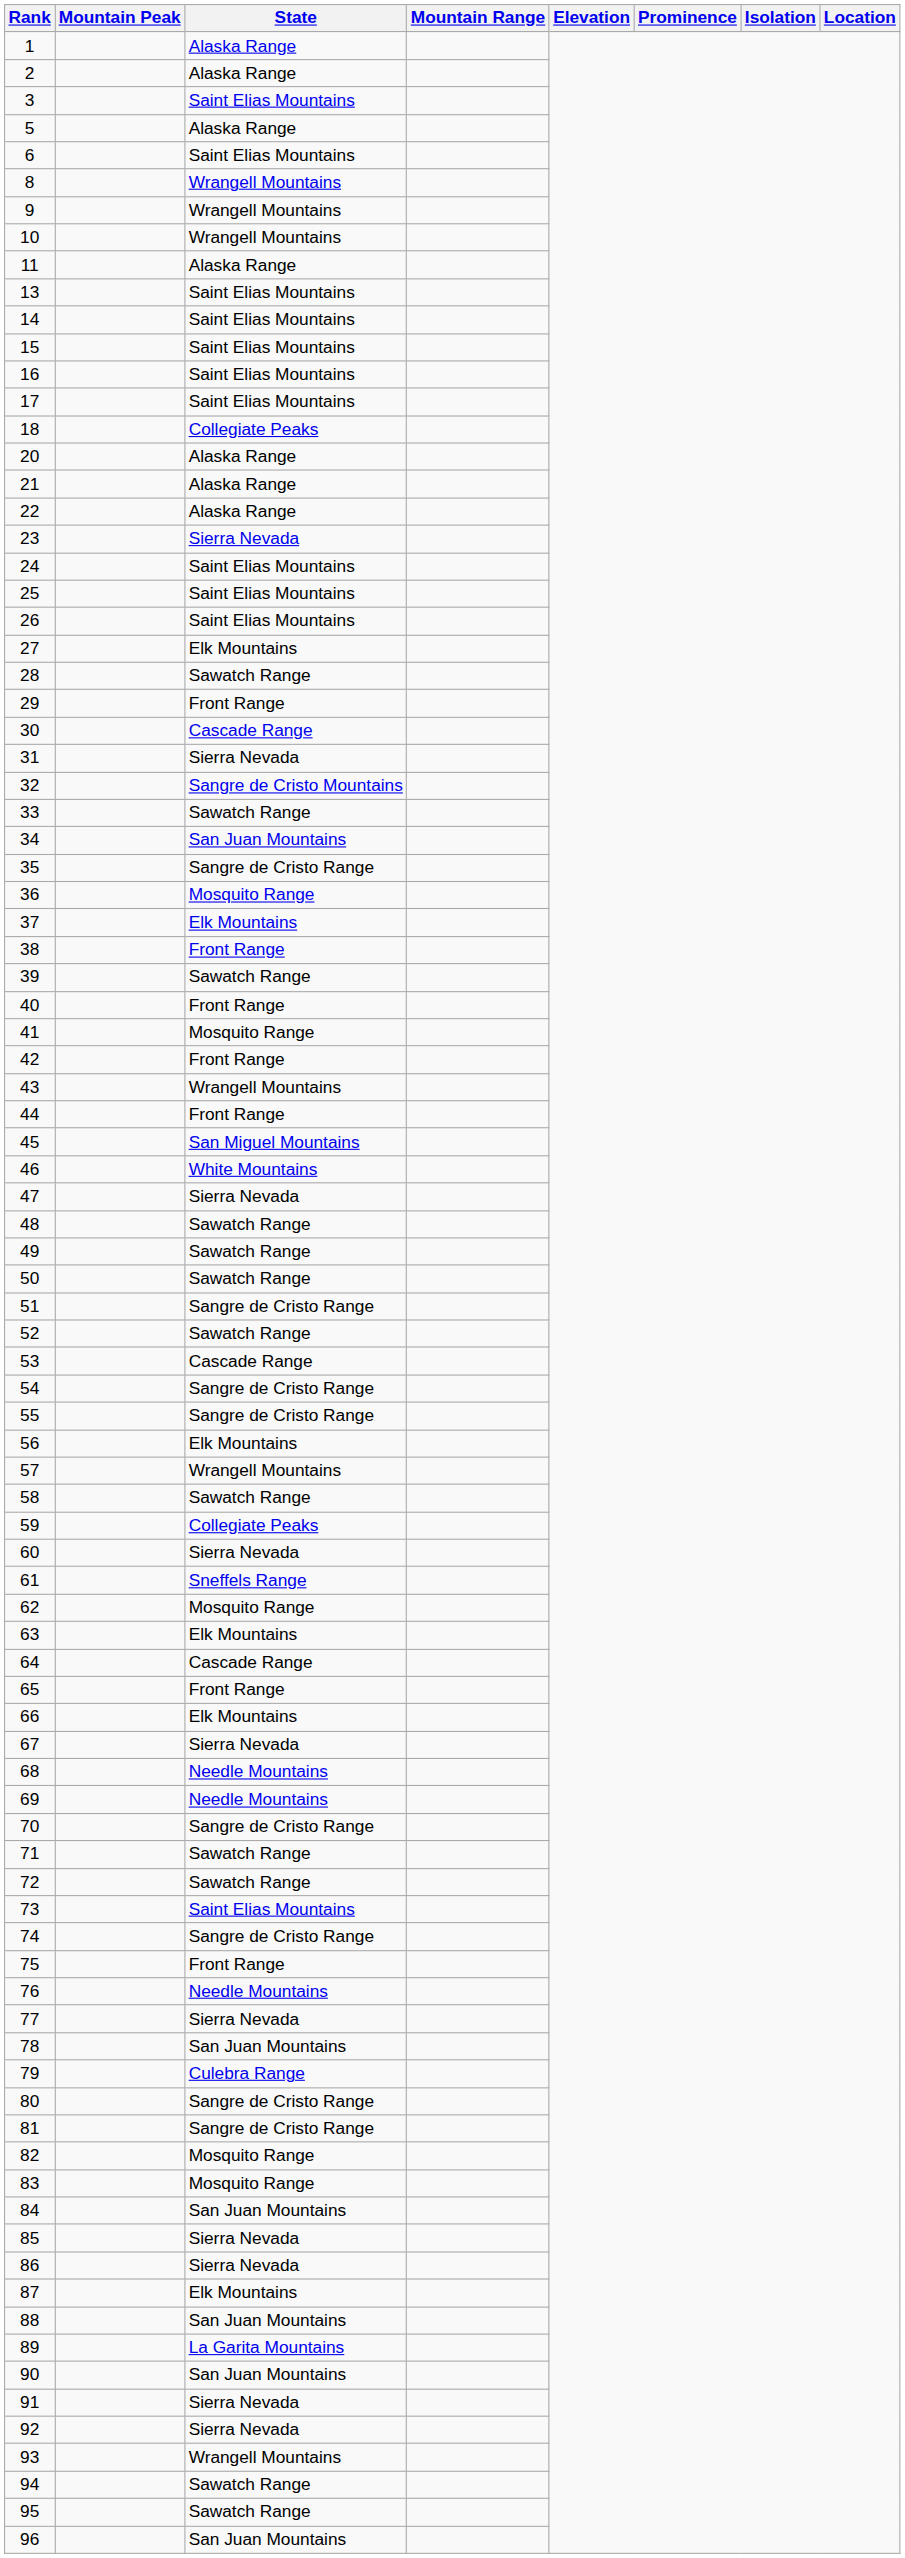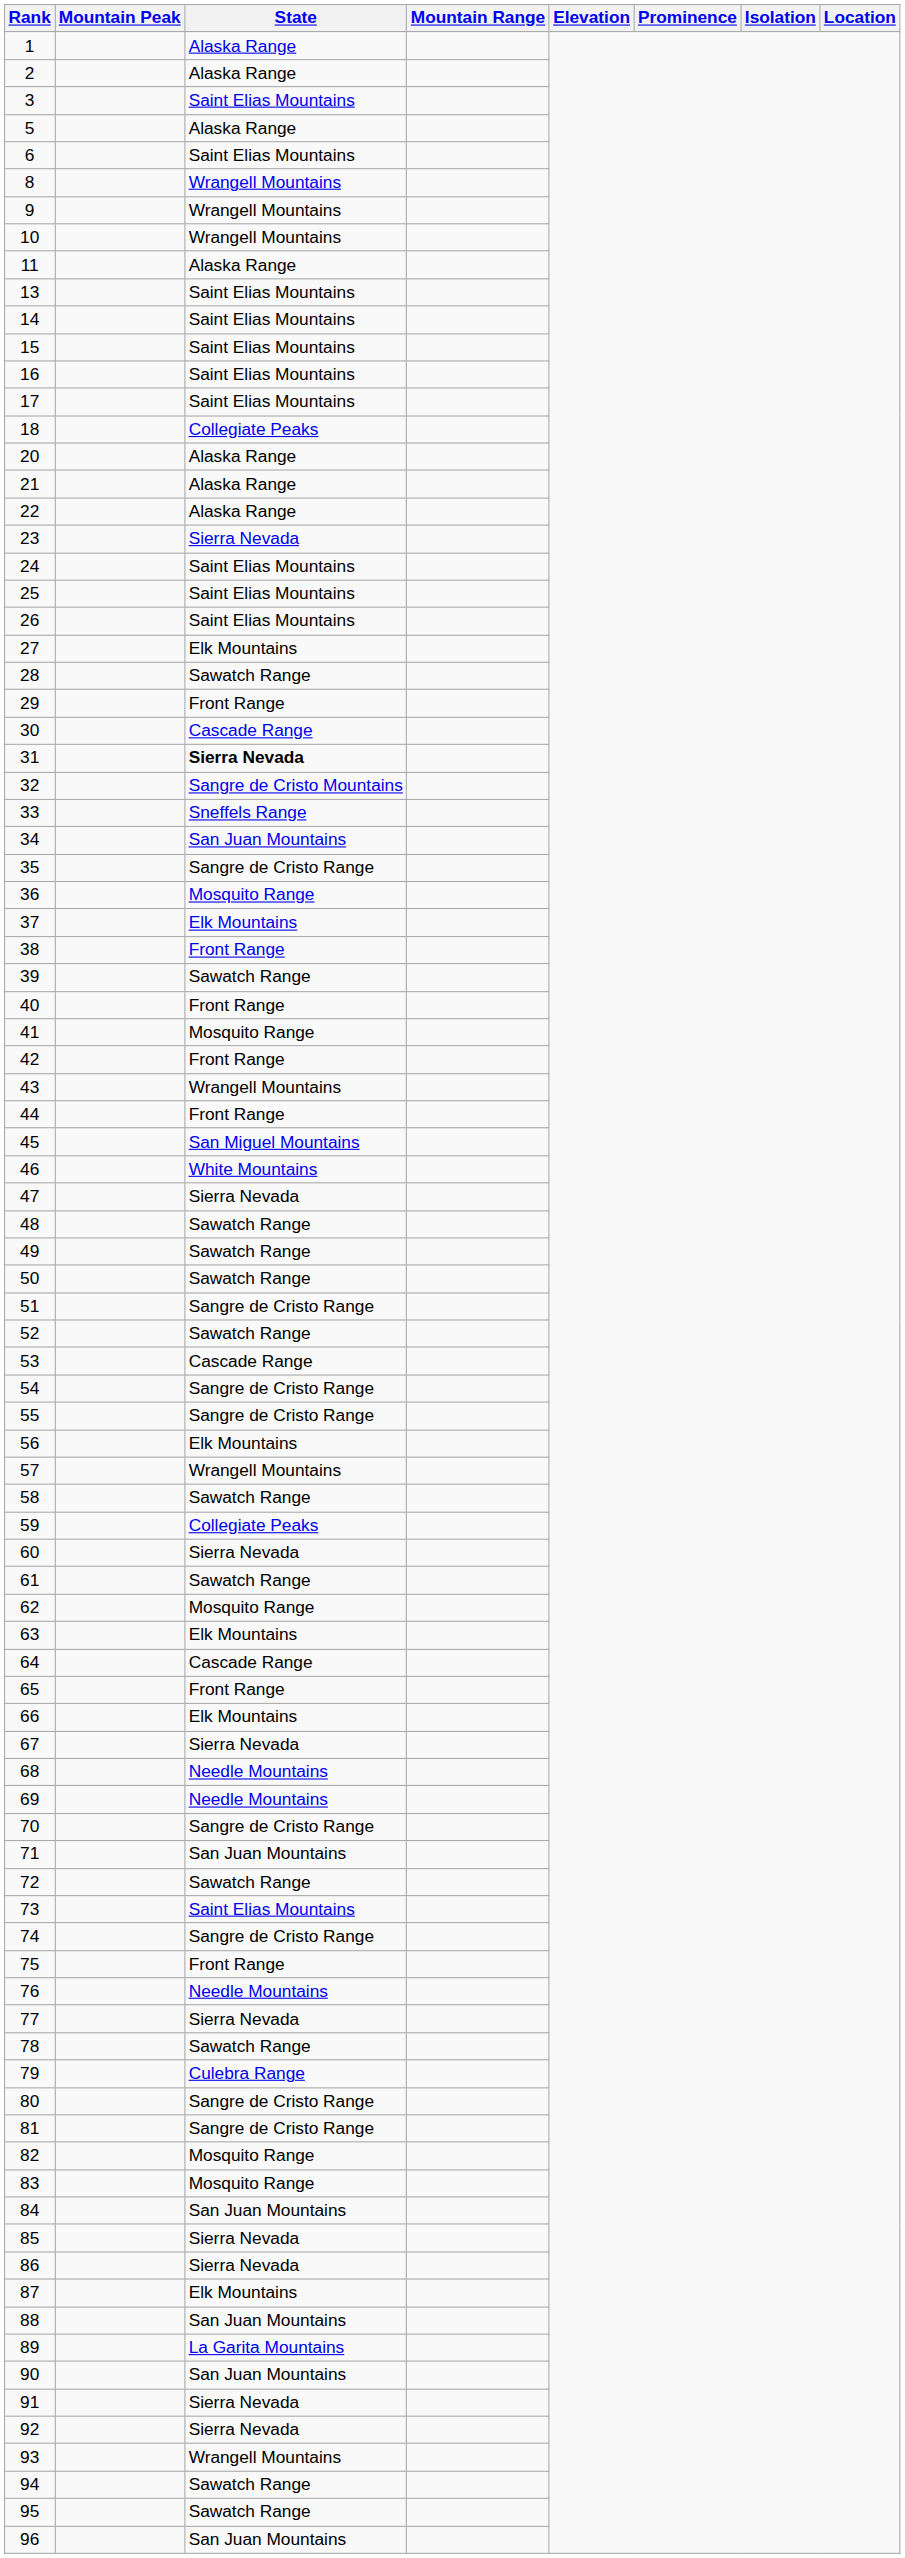(244, 758) normal -> (246, 758) bold
(250, 812) Sawatch Range -> (248, 812) Sneffels Range
(248, 1580) Sneffels Range -> (250, 1580) Sawatch Range
(250, 1854) Sawatch Range -> (267, 1854) San Juan Mountains
(267, 2046) San Juan Mountains -> (250, 2046) Sawatch Range
